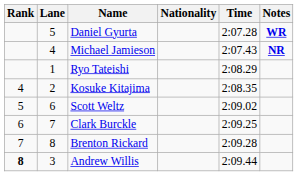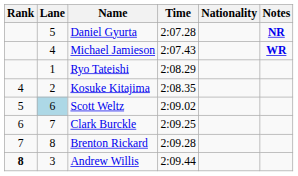columns swapped: (188, 13) <-> (239, 13)
(276, 32) WR -> (276, 32) NR
(276, 50) NR -> (276, 50) WR
(52, 106) no background -> (52, 106) lightblue background
